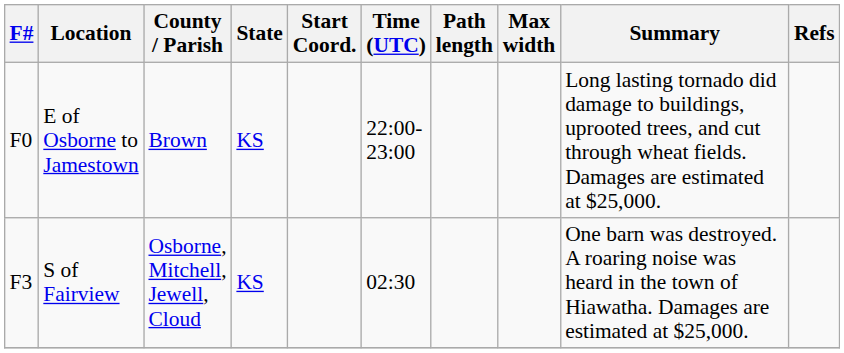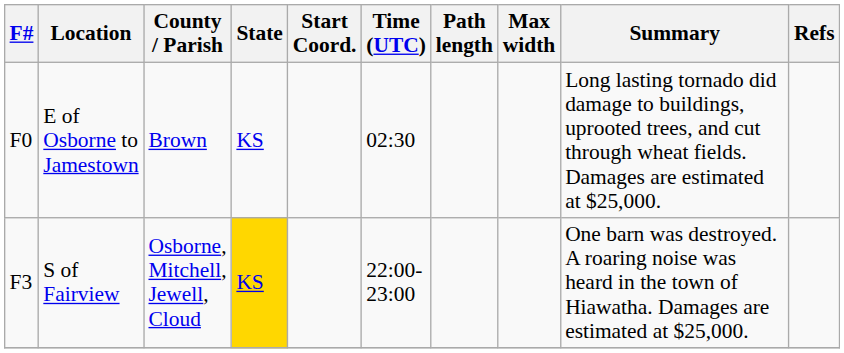(394, 139) 22:00-23:00 -> (391, 139) 02:30
(250, 282) no background -> (250, 282) gold background
(391, 282) 02:30 -> (394, 282) 22:00-23:00
